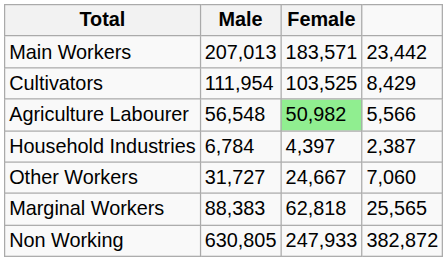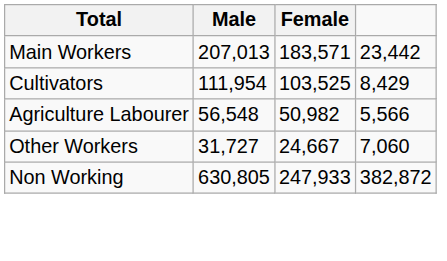(316, 114) lightgreen background -> (309, 114) no background
- row: (102, 146)
- row: (87, 209)
